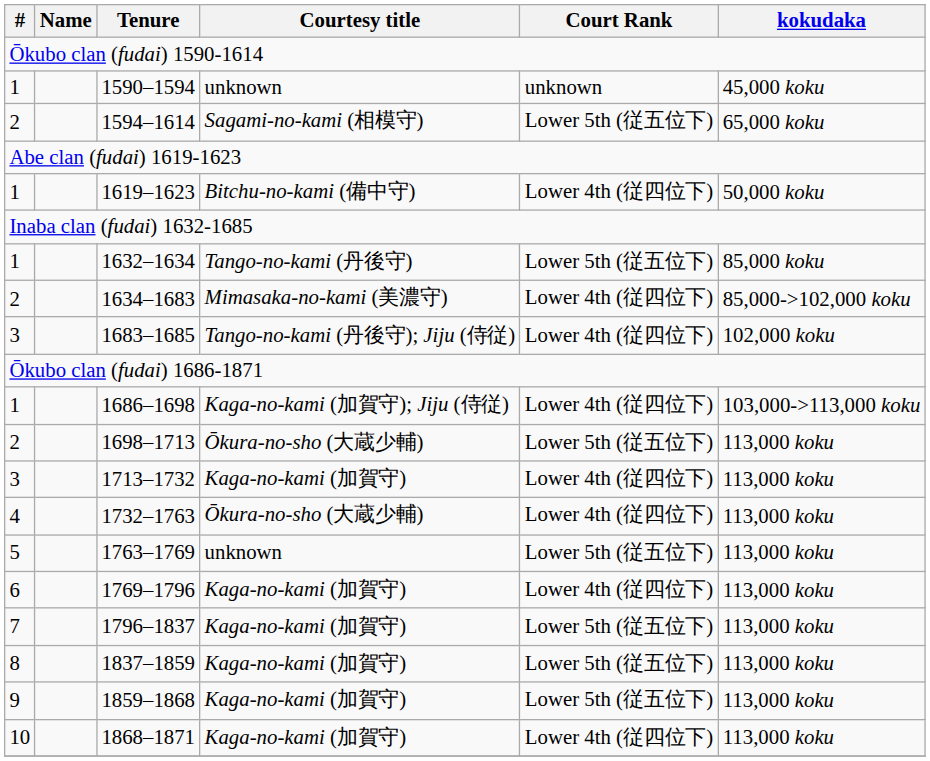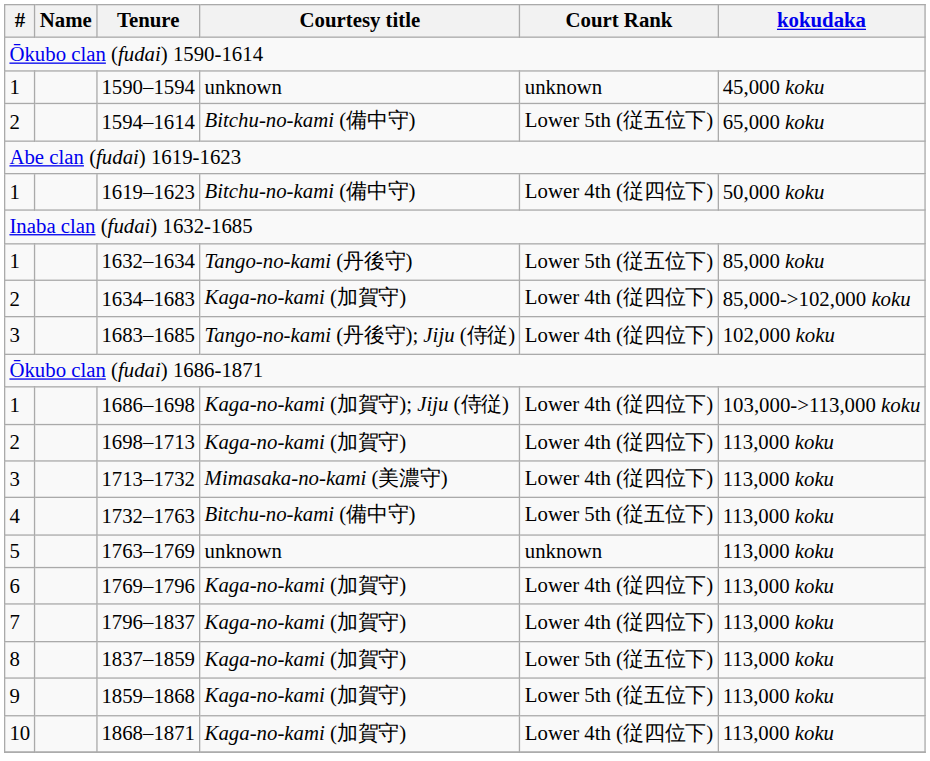(314, 121) Sagami-no-kami (相模守) -> (310, 121) Bitchu-no-kami (備中守)
(326, 297) Mimasaka-no-kami (美濃守) -> (305, 297) Kaga-no-kami (加賀守)
(314, 441) Ōkura-no-sho (大蔵少輔) -> (305, 441) Kaga-no-kami (加賀守)
(619, 441) Lower 5th (従五位下) -> (619, 441) Lower 4th (従四位下)
(305, 478) Kaga-no-kami (加賀守) -> (326, 478) Mimasaka-no-kami (美濃守)
(314, 515) Ōkura-no-sho (大蔵少輔) -> (310, 515) Bitchu-no-kami (備中守)
(619, 515) Lower 4th (従四位下) -> (619, 515) Lower 5th (従五位下)
(619, 552) Lower 5th (従五位下) -> (564, 550) unknown
(619, 625) Lower 5th (従五位下) -> (619, 622) Lower 4th (従四位下)
